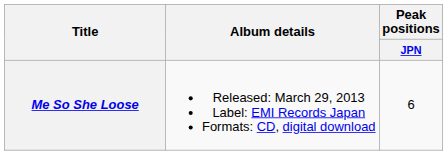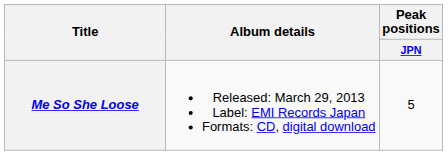(411, 105) 6 -> (411, 105) 5
